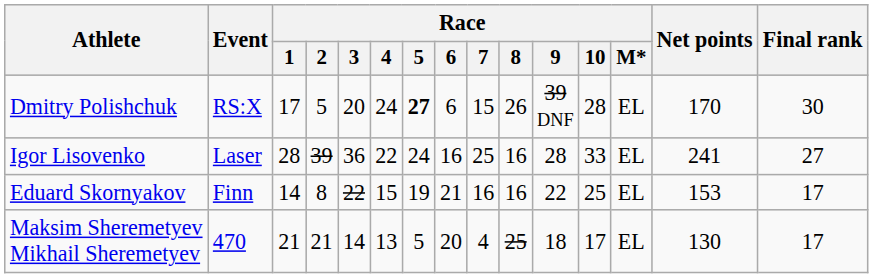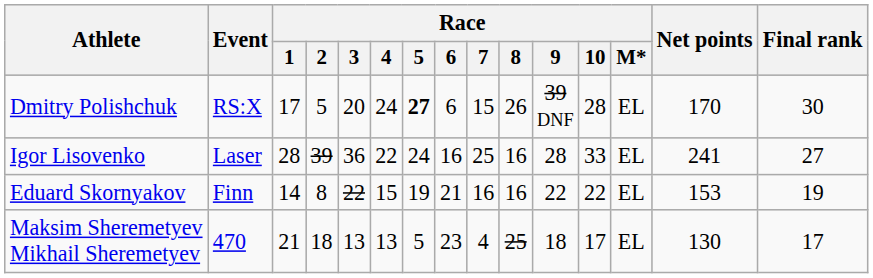(595, 192) 25 -> (595, 192) 22
(813, 192) 17 -> (813, 192) 19
(322, 241) 21 -> (322, 241) 18
(354, 241) 14 -> (354, 241) 13
(451, 241) 20 -> (451, 241) 23
